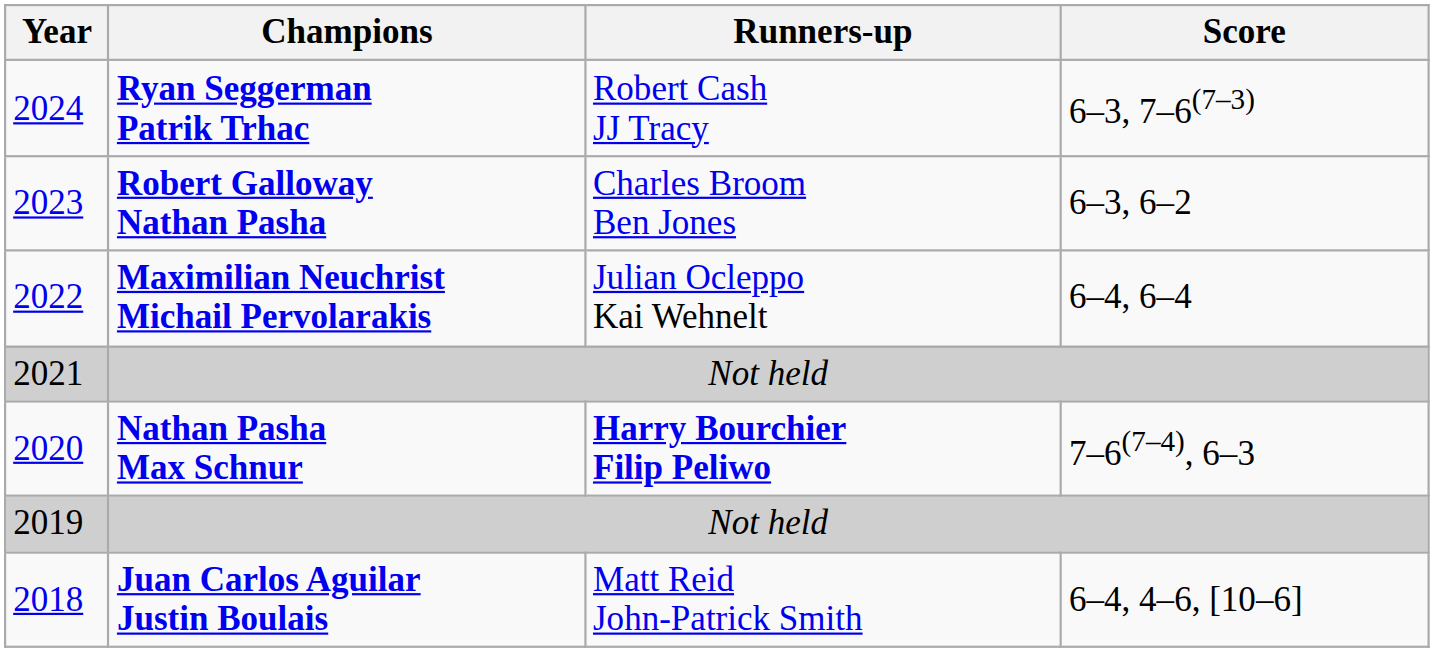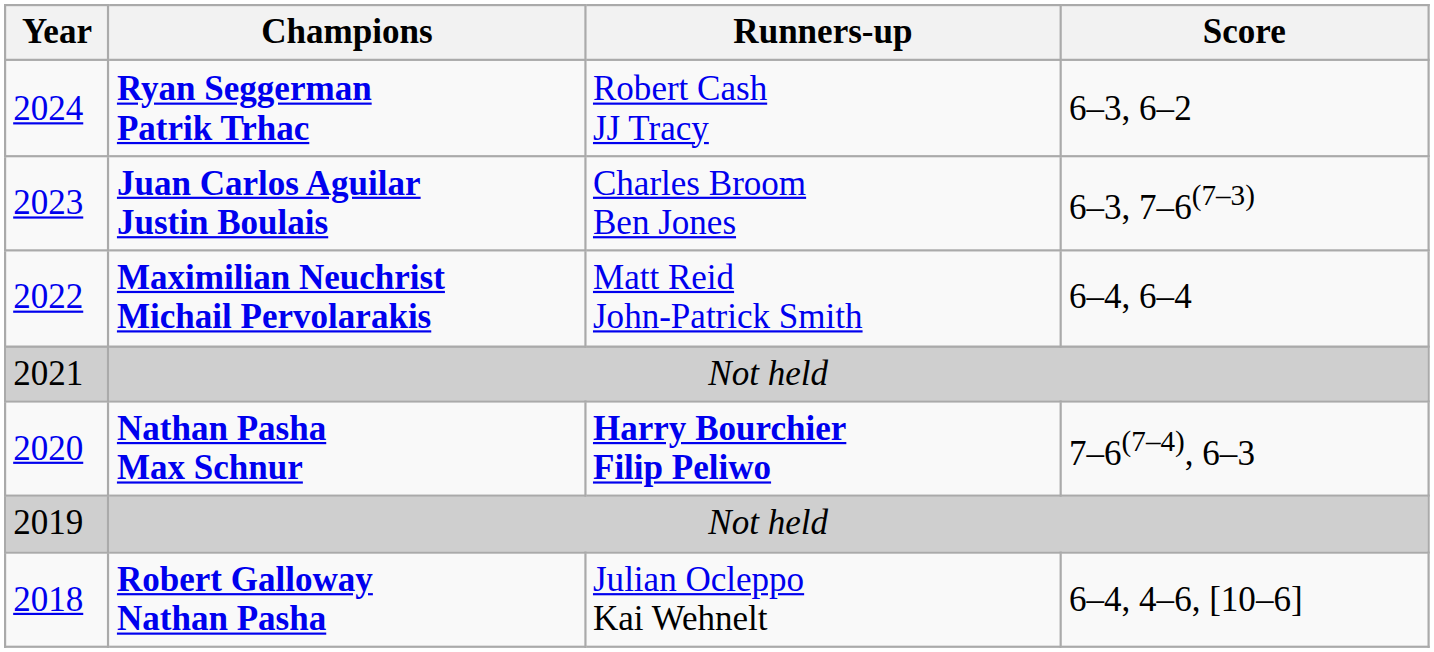(1162, 107) 6–3, 7–6(7–3) -> (1130, 107) 6–3, 6–2
(245, 202) Robert Galloway Nathan Pasha -> (269, 202) Juan Carlos Aguilar Justin Boulais
(1130, 202) 6–3, 6–2 -> (1162, 202) 6–3, 7–6(7–3)
(699, 297) Julian Ocleppo Kai Wehnelt -> (728, 297) Matt Reid John-Patrick Smith
(269, 598) Juan Carlos Aguilar Justin Boulais -> (245, 598) Robert Galloway Nathan Pasha
(728, 598) Matt Reid John-Patrick Smith -> (699, 598) Julian Ocleppo Kai Wehnelt
